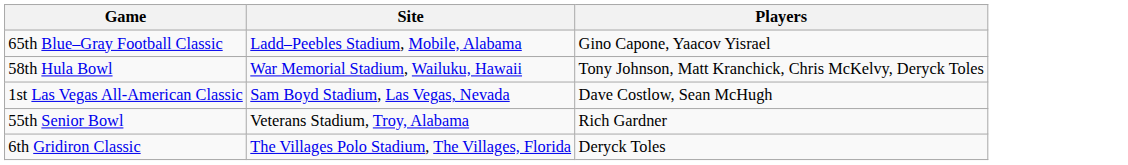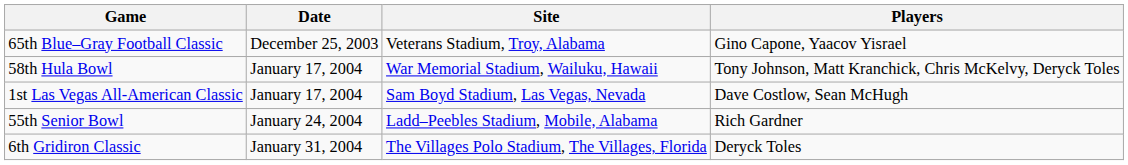+ column: (314, 17)
(386, 43) Ladd–Peebles Stadium, Mobile, Alabama -> (495, 43) Veterans Stadium, Troy, Alabama
(360, 120) Veterans Stadium, Troy, Alabama -> (522, 120) Ladd–Peebles Stadium, Mobile, Alabama
